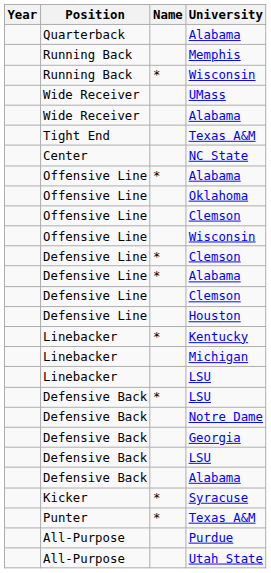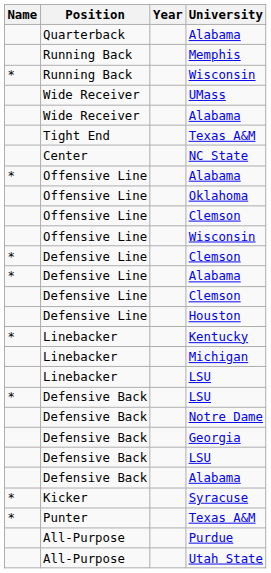columns swapped: (168, 15) <-> (22, 15)
